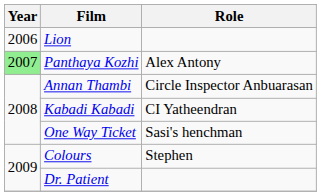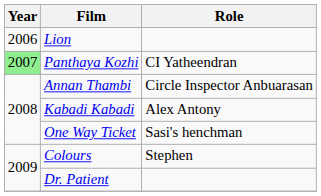(183, 62) Alex Antony -> (191, 62) CI Yatheendran
(191, 109) CI Yatheendran -> (183, 109) Alex Antony
